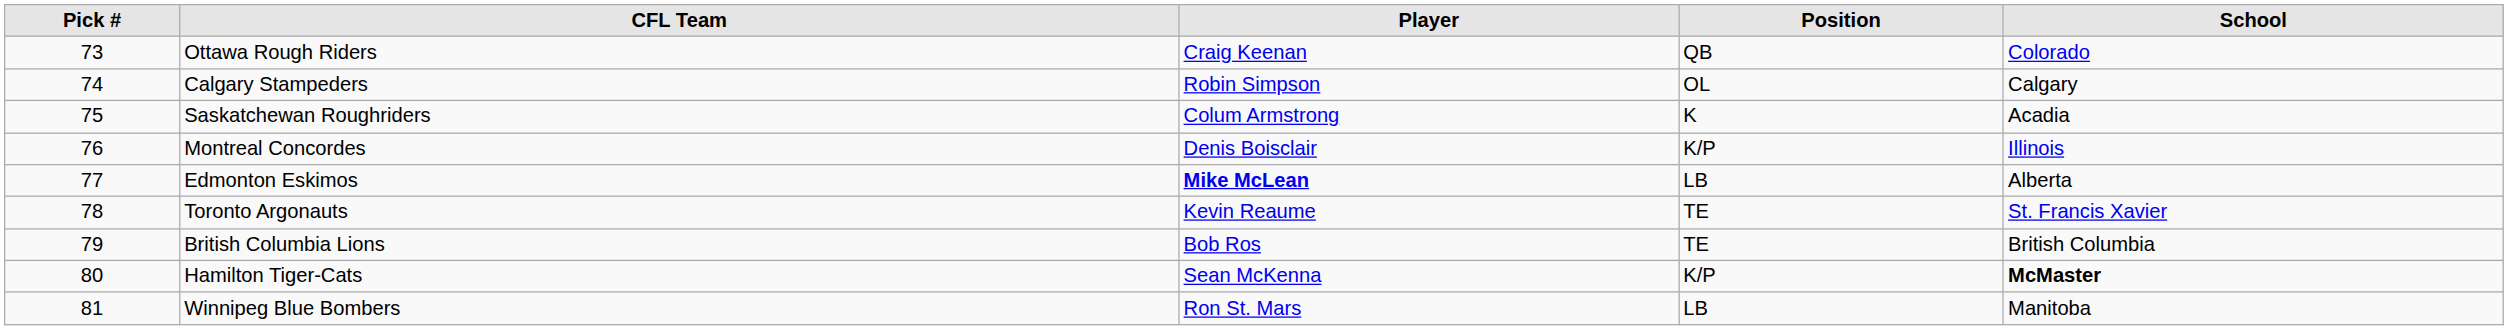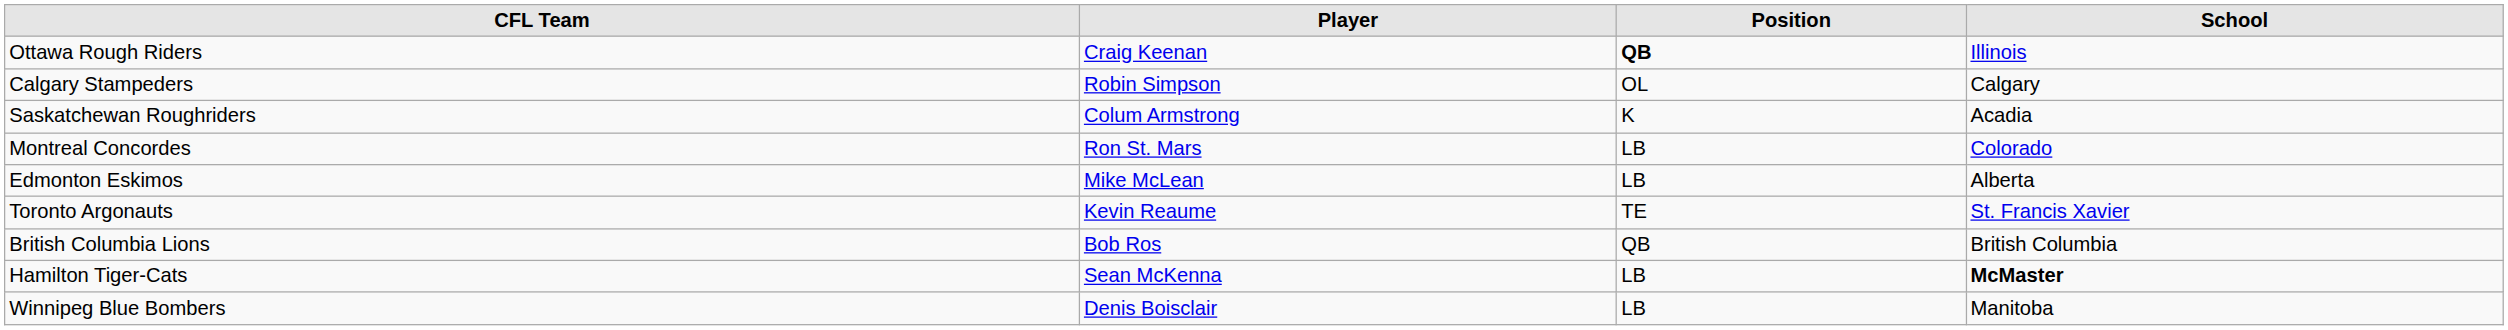- column: (92, 20)
(1698, 52) normal -> (1636, 52) bold
(2049, 52) Colorado -> (1999, 52) Illinois
(1250, 148) Denis Boisclair -> (1143, 148) Ron St. Mars
(1700, 148) K/P -> (1634, 148) LB
(2036, 148) Illinois -> (2011, 148) Colorado
(1246, 180) bold -> (1144, 180) normal
(1696, 244) TE -> (1636, 244) QB
(1700, 276) K/P -> (1634, 276) LB
(1242, 308) Ron St. Mars -> (1151, 308) Denis Boisclair
